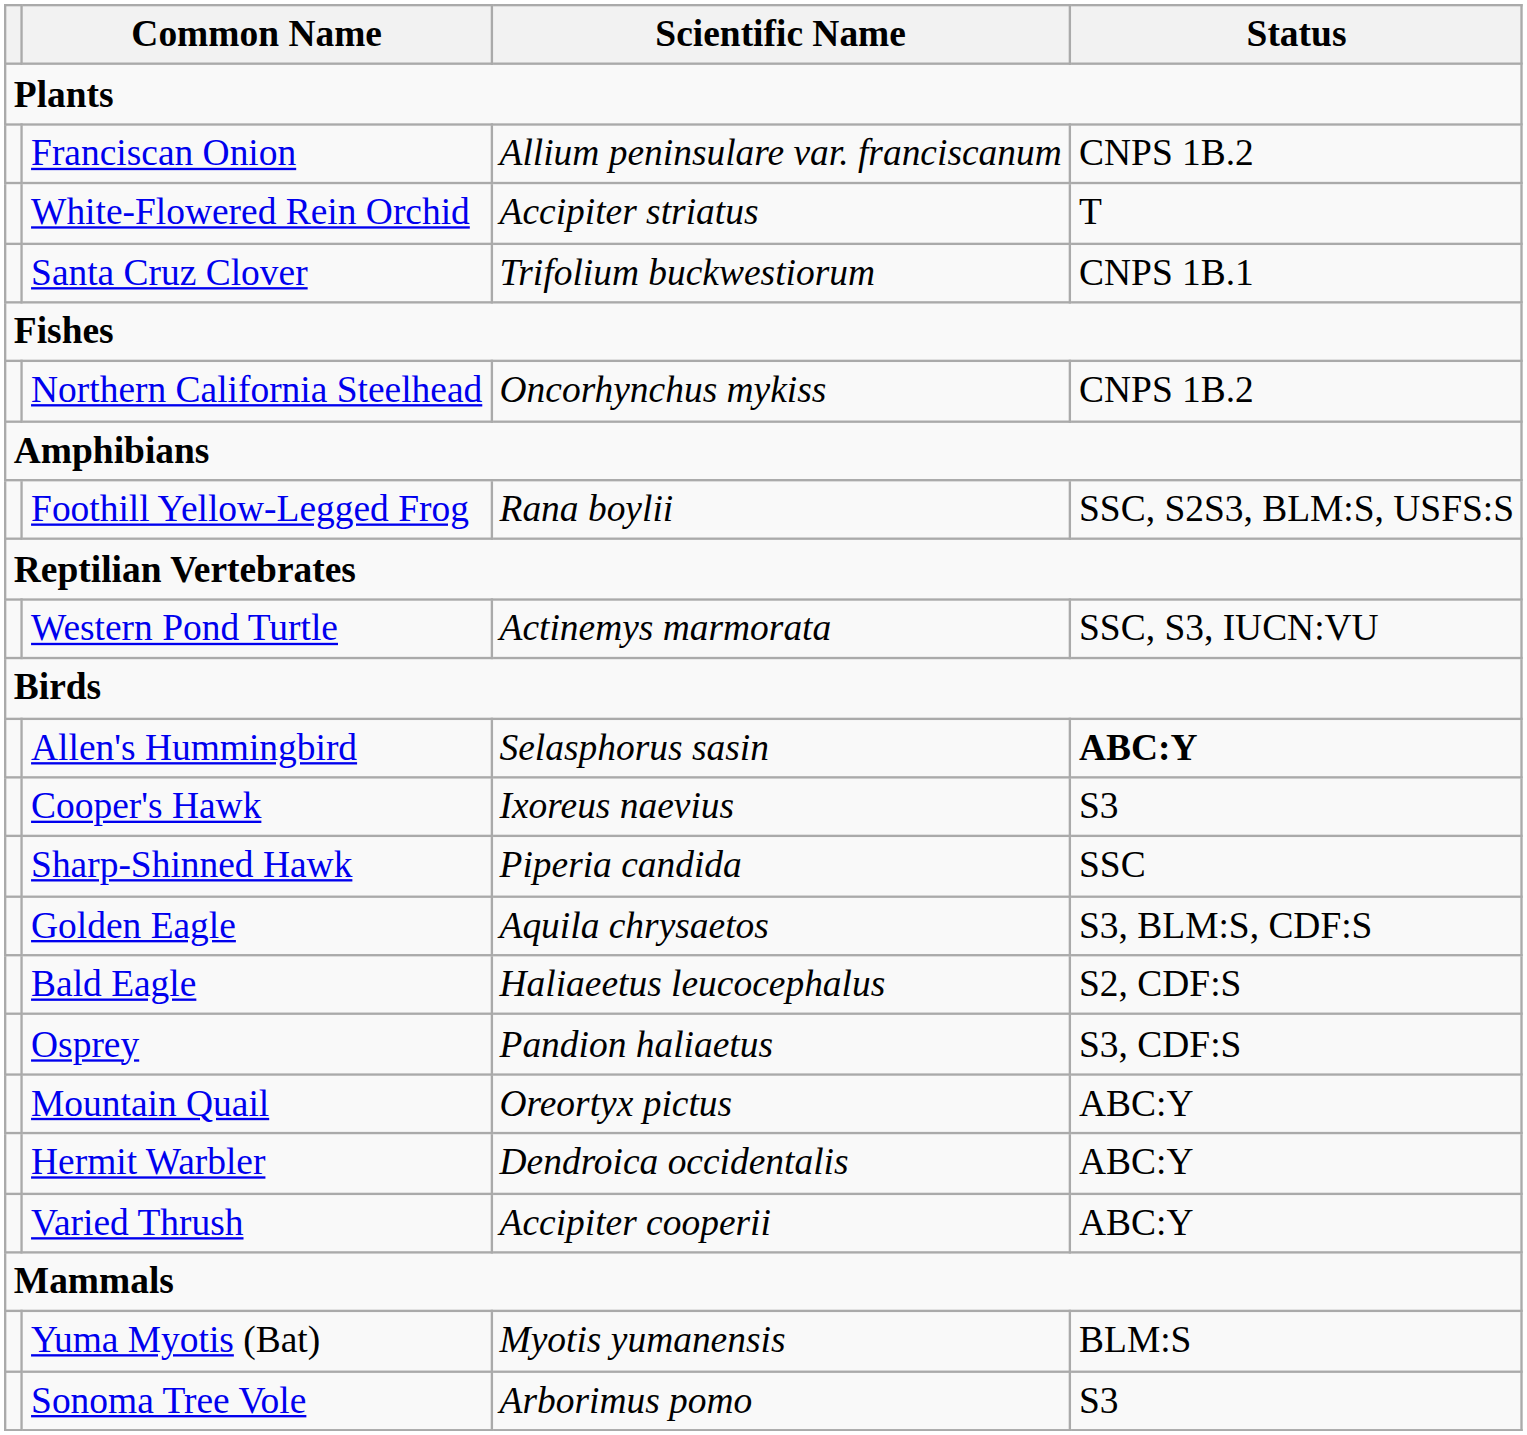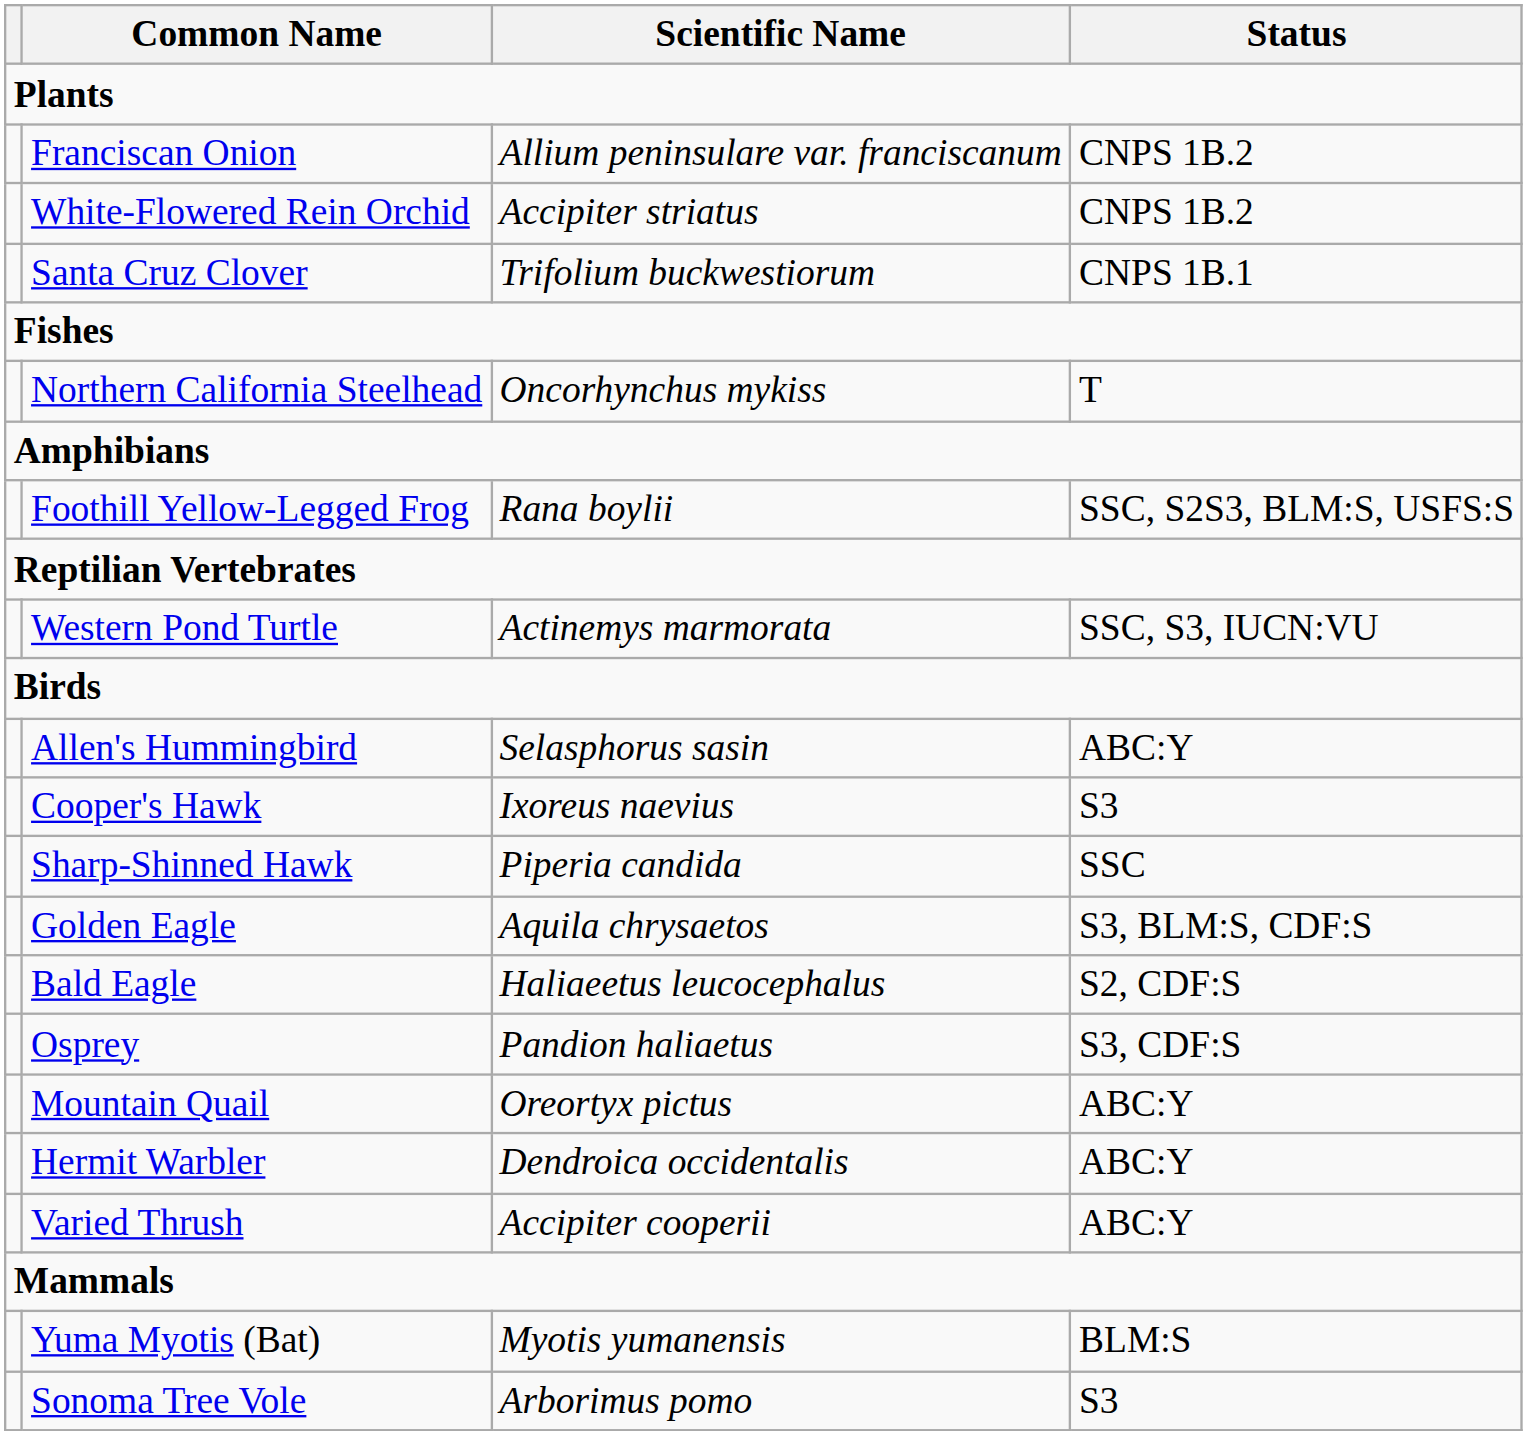(1090, 212) T -> (1166, 212) CNPS 1B.2
(1166, 390) CNPS 1B.2 -> (1090, 390) T
(1138, 746) bold -> (1136, 746) normal
